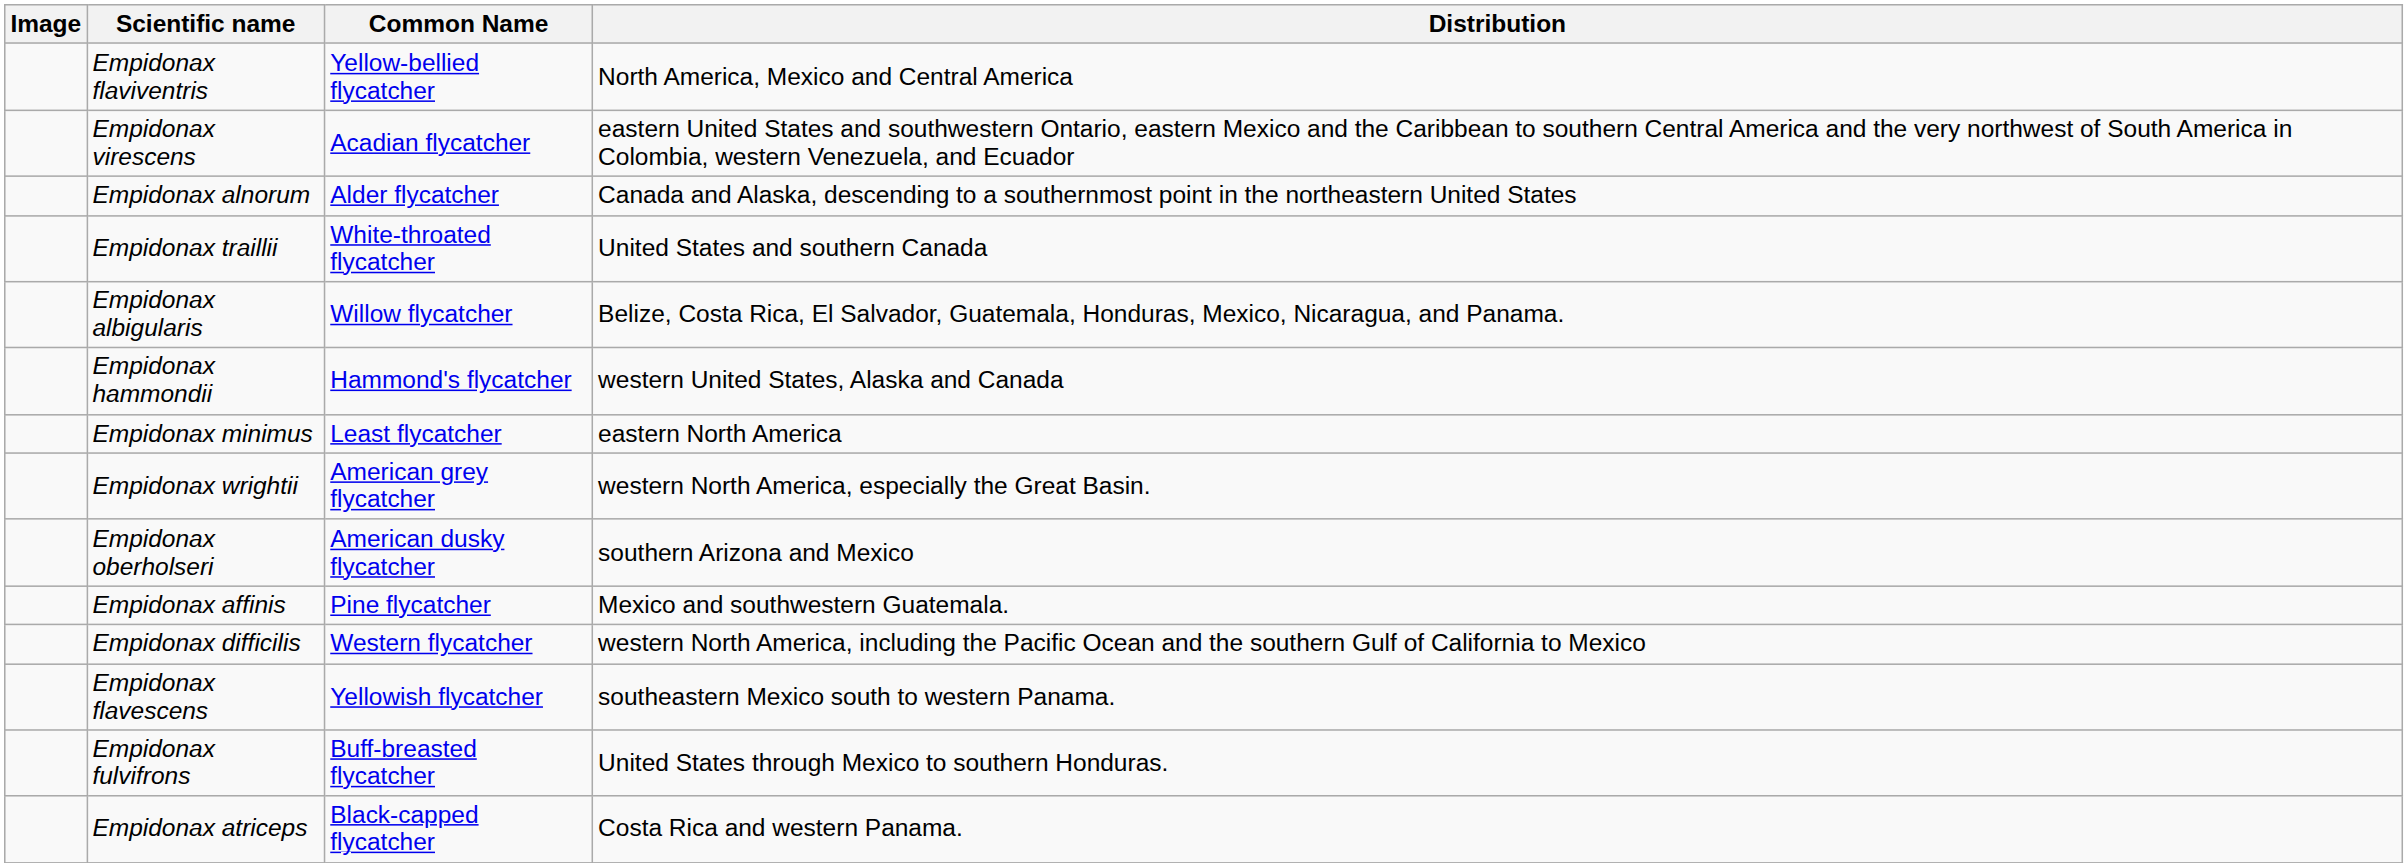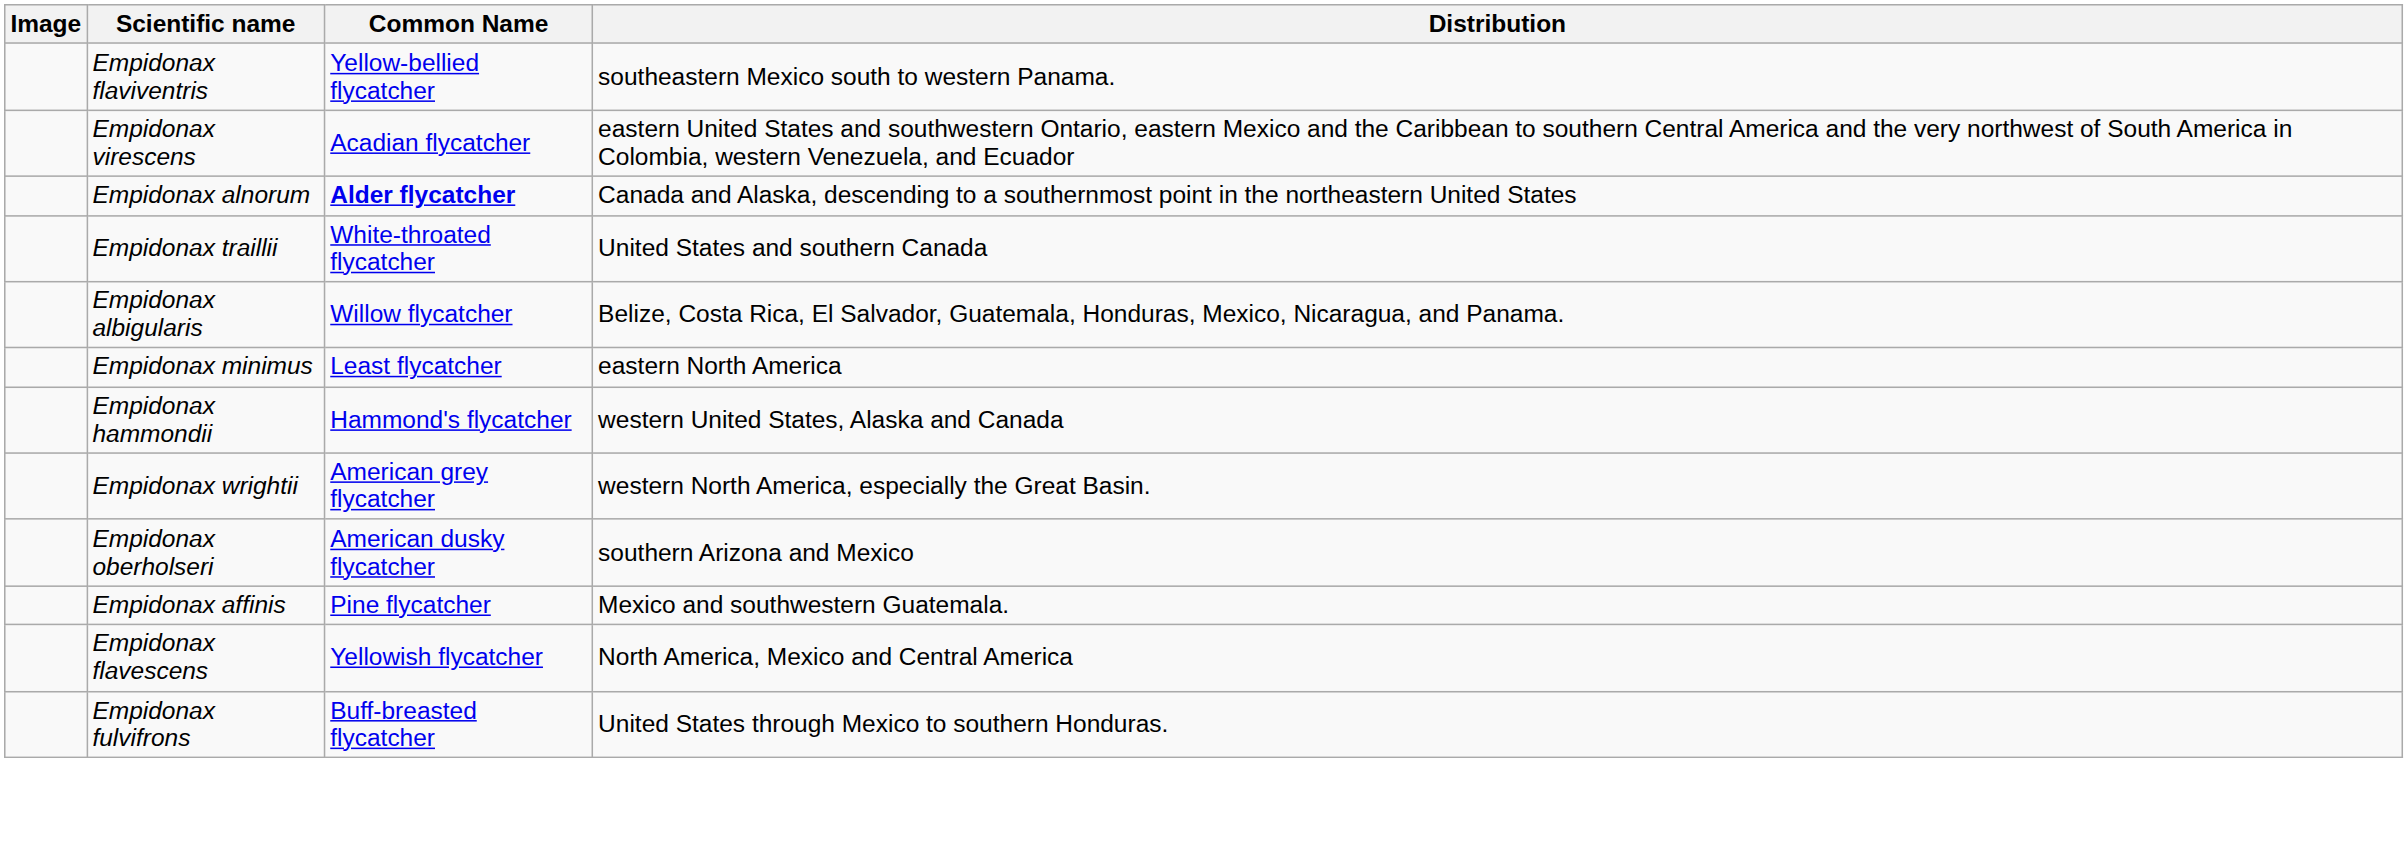(836, 76) North America, Mexico and Central America -> (857, 76) southeastern Mexico south to western Panama.
(415, 195) normal -> (423, 195) bold
rows swapped: (203, 433) <-> (154, 380)
- row: (197, 643)
(857, 696) southeastern Mexico south to western Panama. -> (836, 657) North America, Mexico and Central America
- row: (200, 829)
